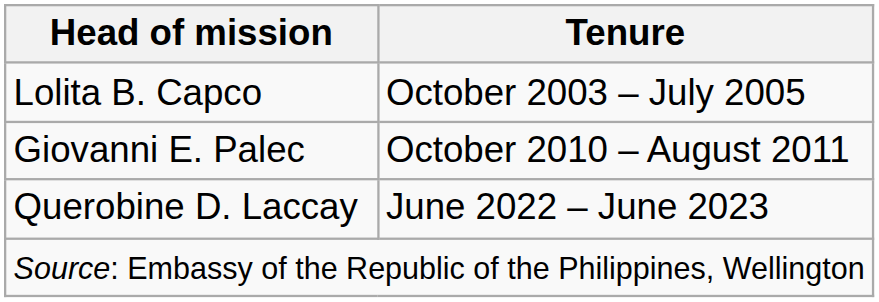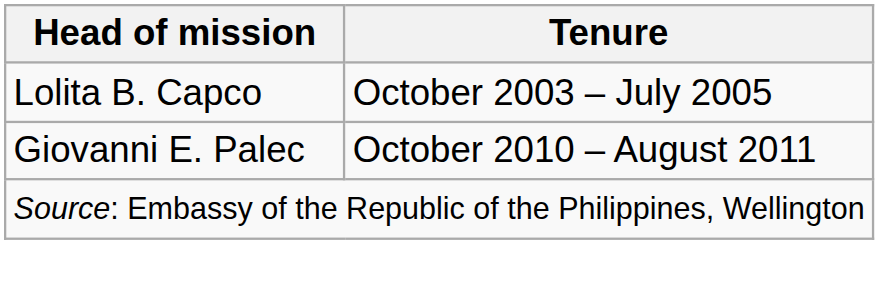- row: (186, 207)
